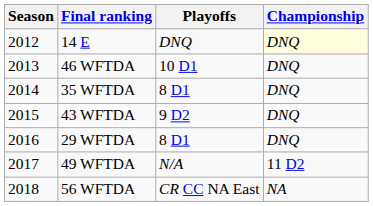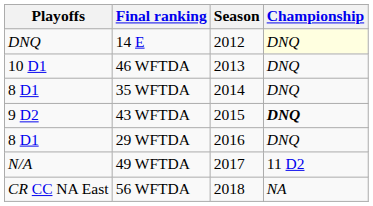columns swapped: (31, 16) <-> (209, 16)
(283, 115) normal -> (284, 115) bold
